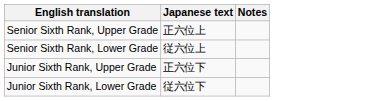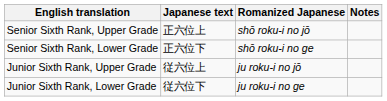+ column: (291, 12)
(184, 49) 従六位上 -> (184, 49) 正六位下
(184, 67) 正六位下 -> (184, 67) 従六位上
